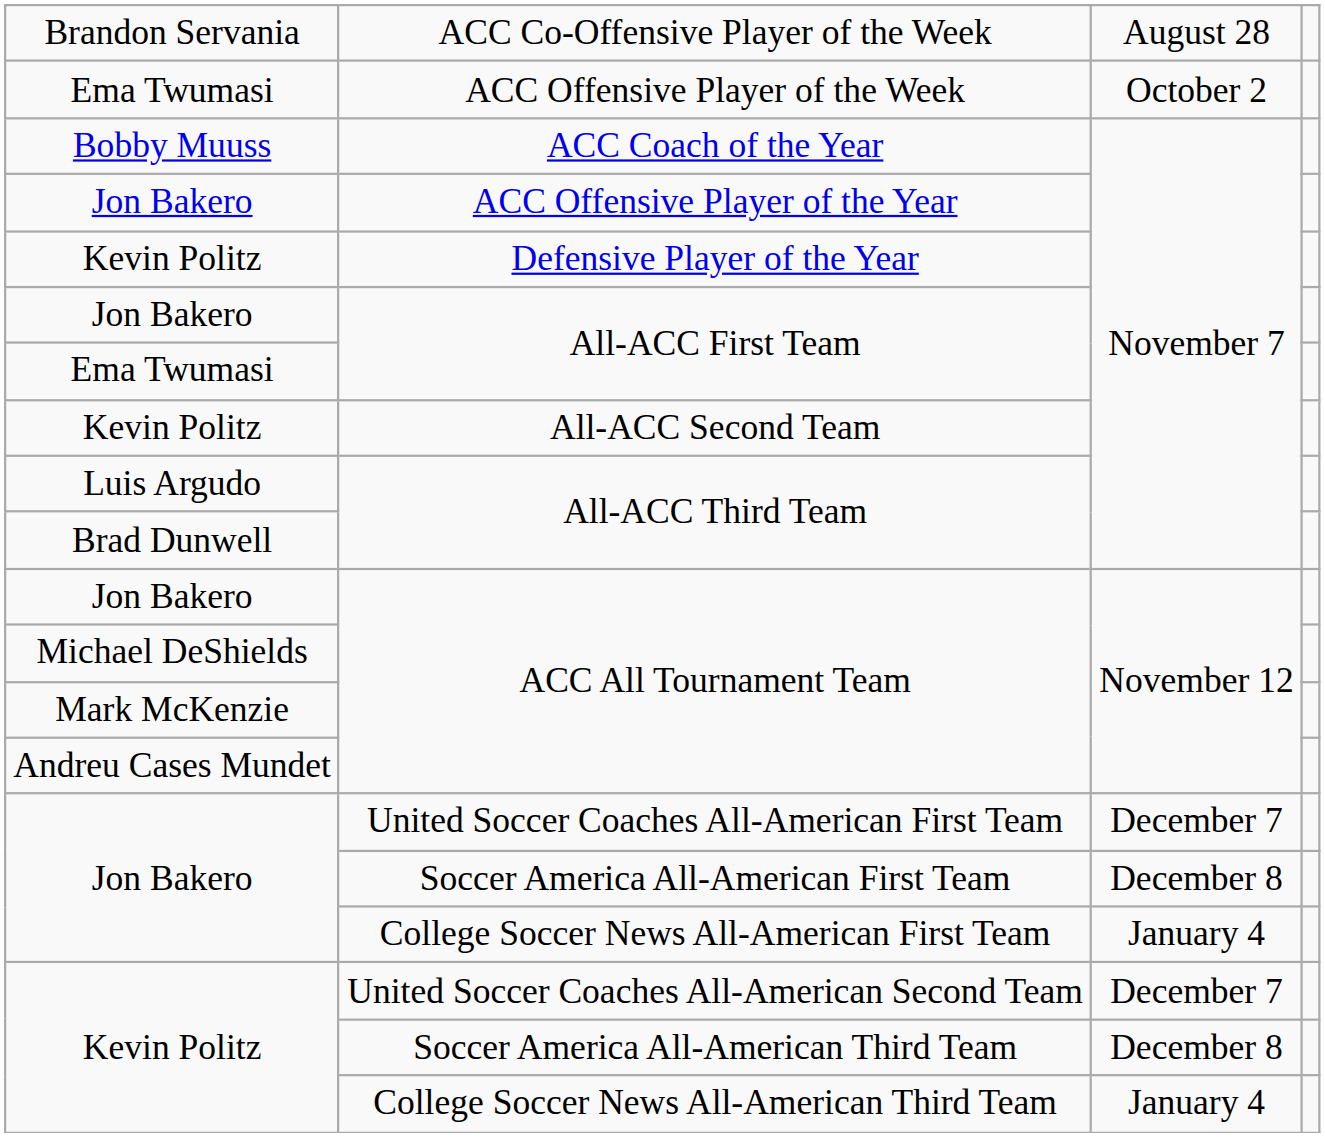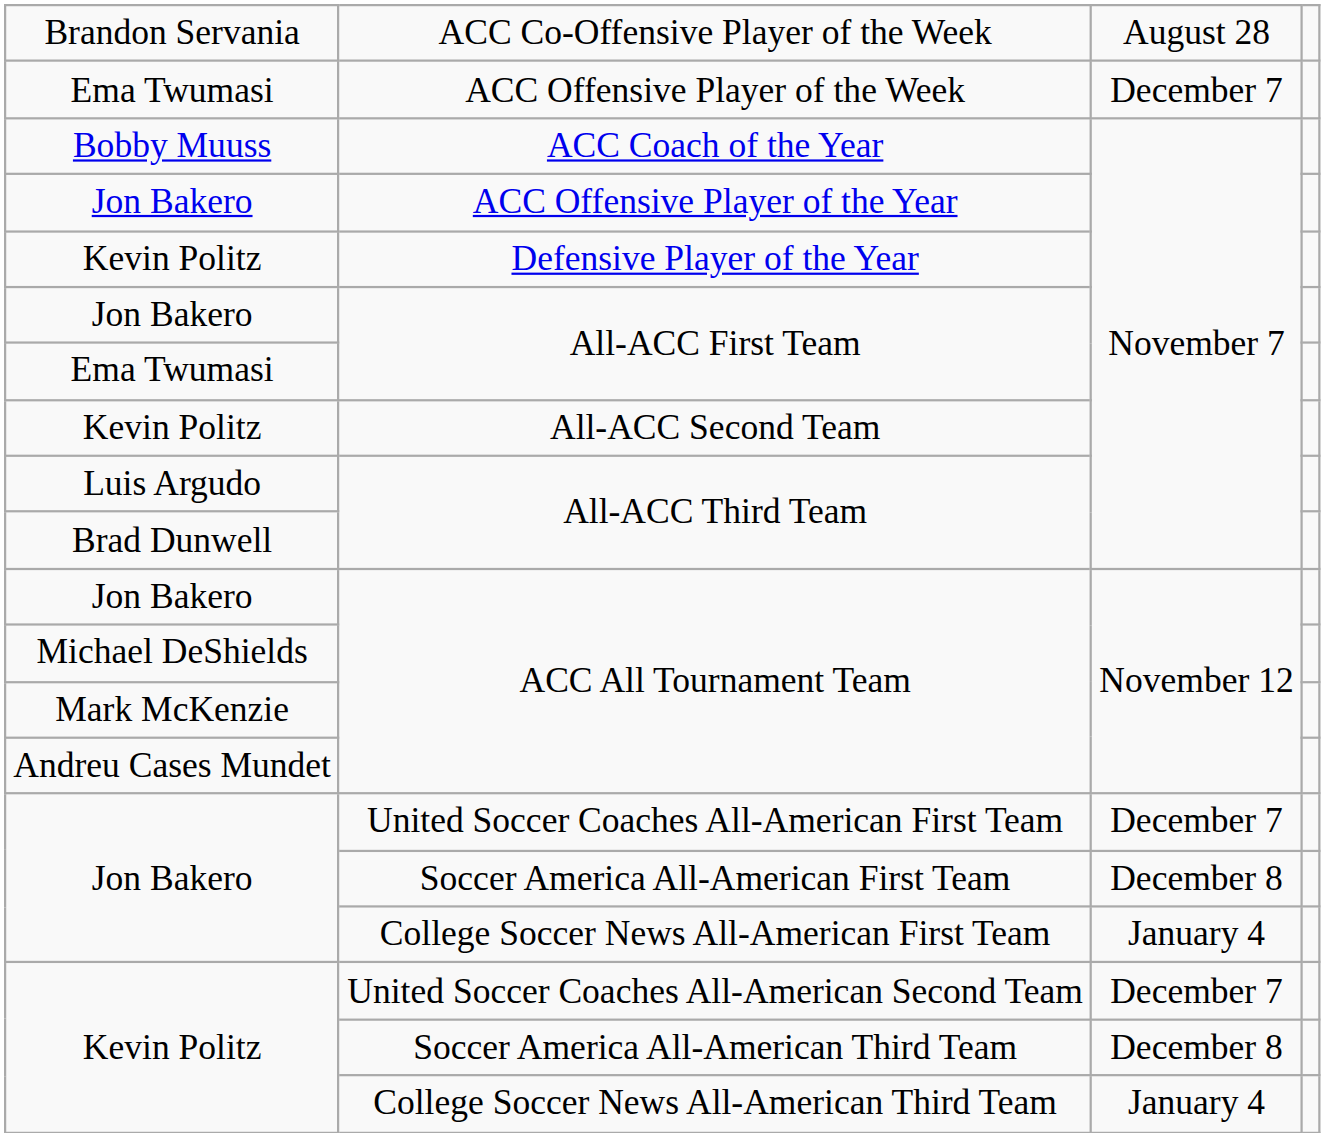(1197, 88) October 2 -> (1197, 88) December 7
